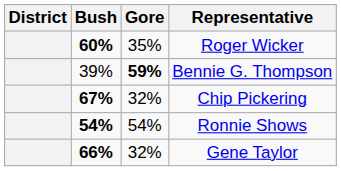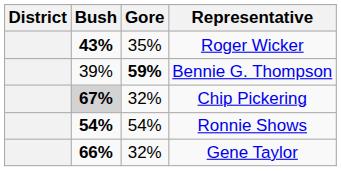(96, 44) 60% -> (96, 44) 43%
(96, 98) no background -> (96, 98) lightgrey background
